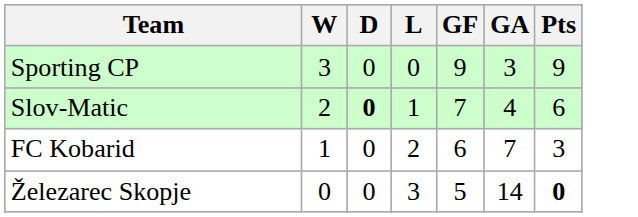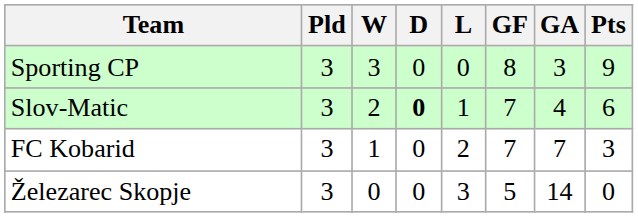+ column: (327, 25)
(460, 66) 9 -> (510, 66) 8
(460, 149) 6 -> (510, 149) 7
(559, 190) bold -> (608, 190) normal
